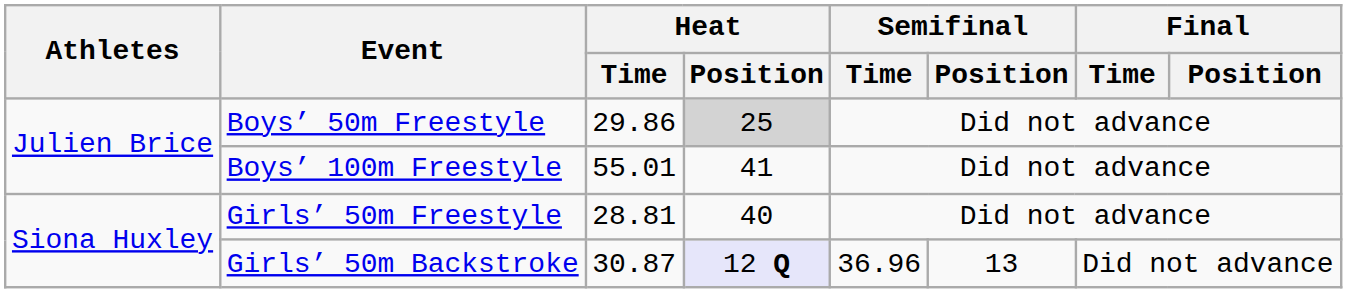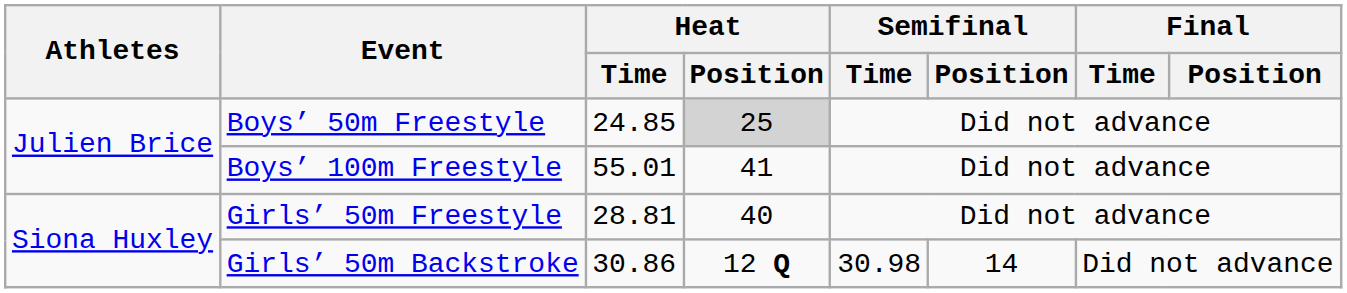(634, 122) 29.86 -> (634, 122) 24.85
(634, 263) 30.87 -> (634, 263) 30.86
(757, 263) lavender background -> (757, 263) no background
(879, 263) 36.96 -> (879, 263) 30.98
(1002, 263) 13 -> (1002, 263) 14
